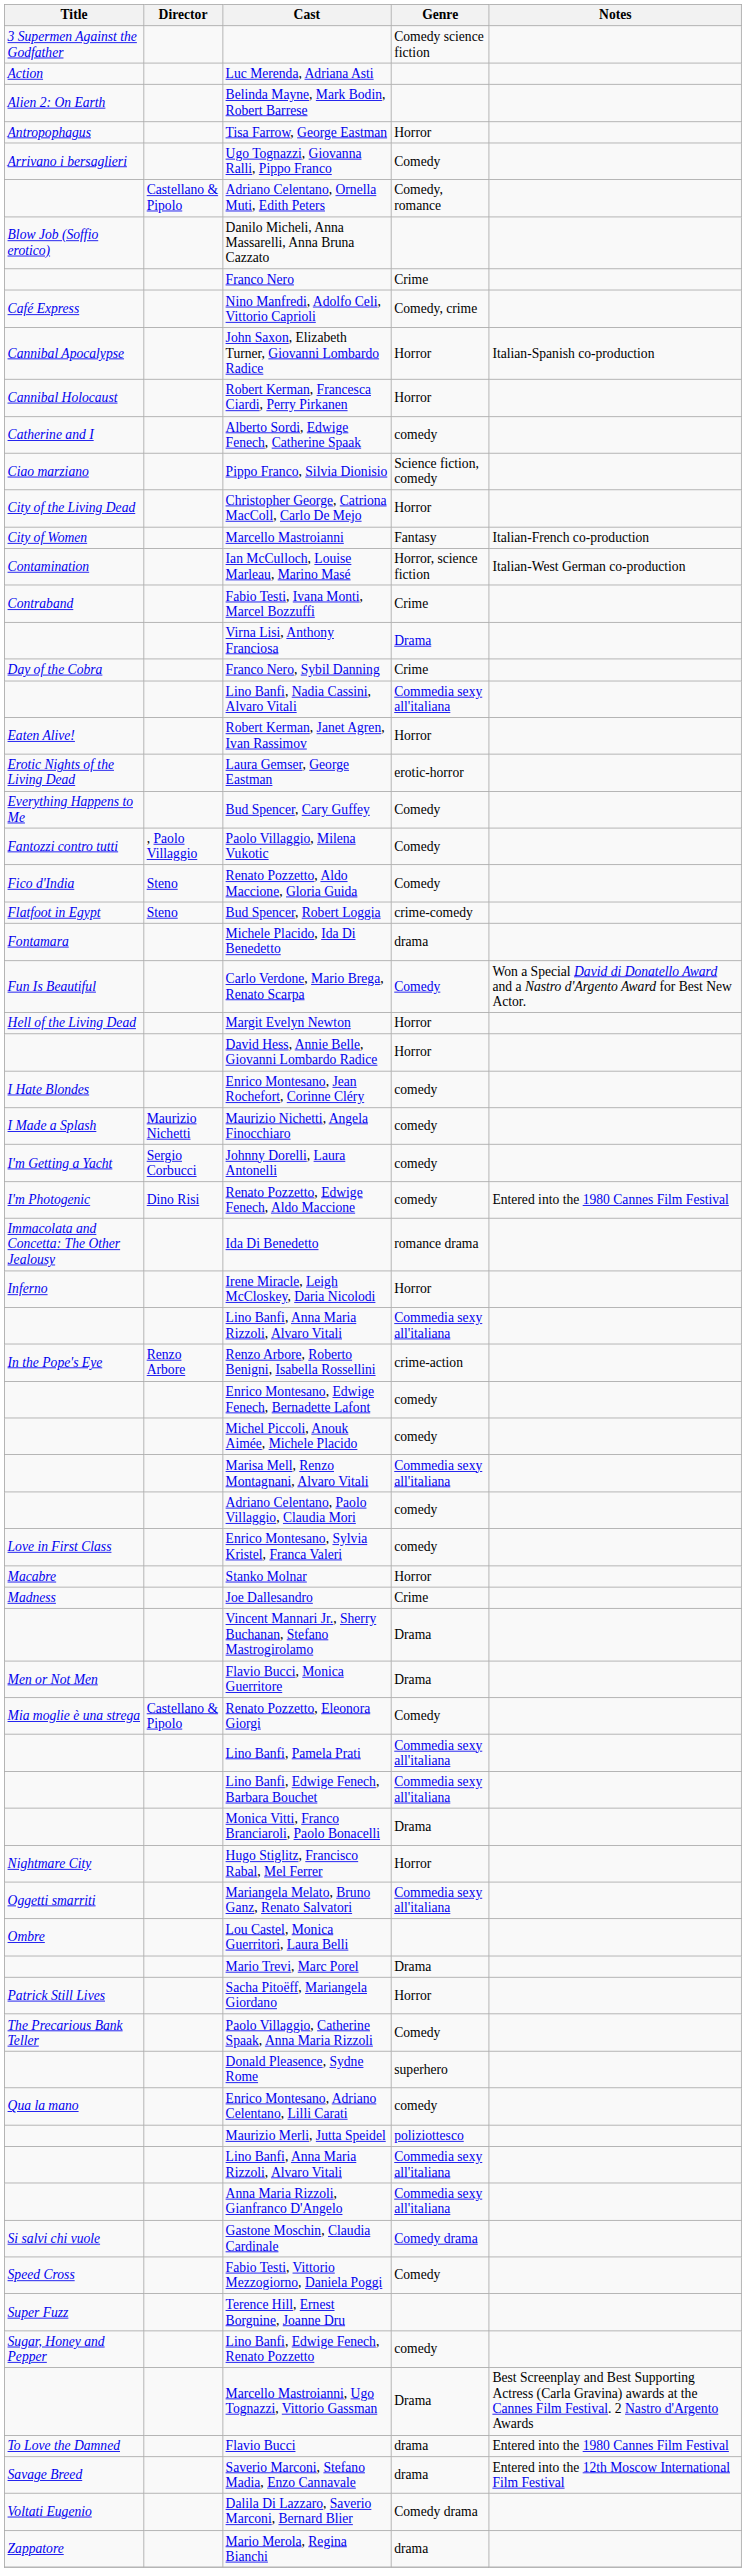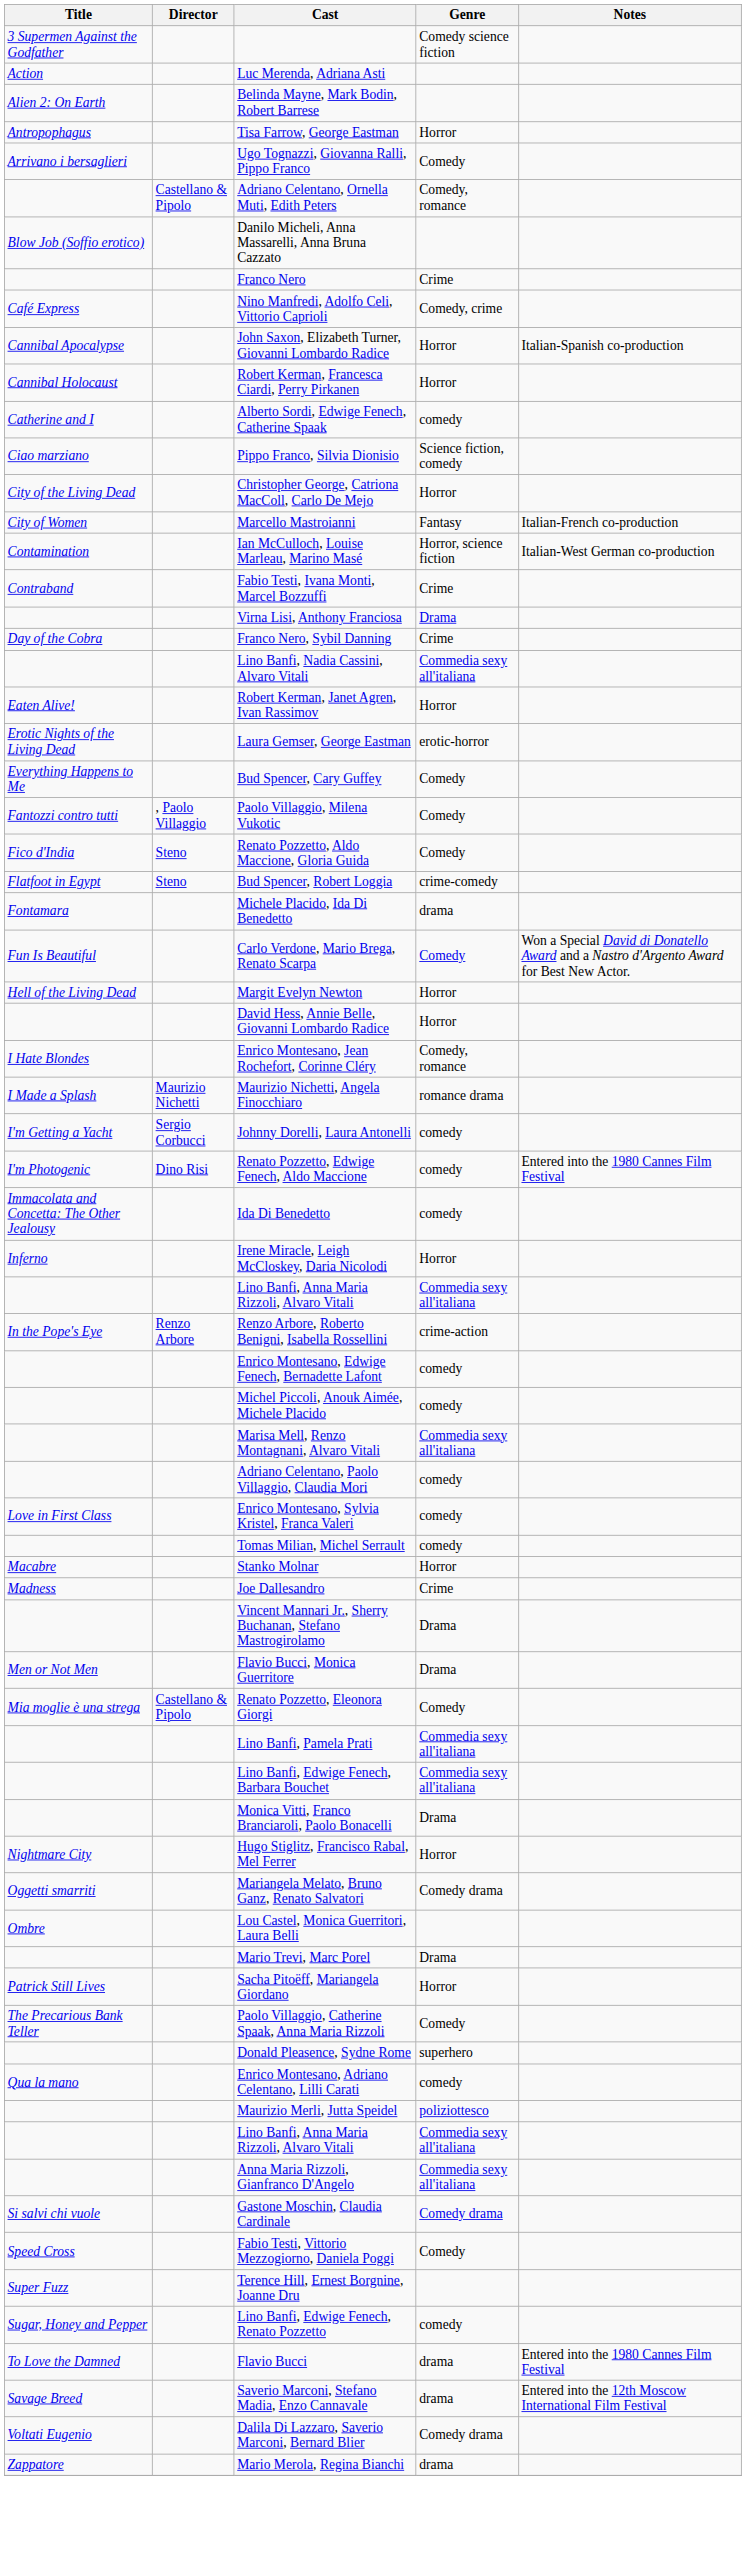(416, 1089) comedy -> (444, 1058) Comedy, romance
(416, 1126) comedy -> (461, 1095) romance drama
(436, 1244) romance drama -> (441, 1213) comedy
+ row: (78, 1546)
(438, 1900) Commedia sexy all'italiana -> (461, 1891) Comedy drama
- row: (74, 2401)
